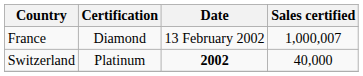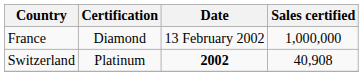(313, 37) 1,000,007 -> (313, 37) 1,000,000
(313, 60) 40,000 -> (313, 60) 40,908
